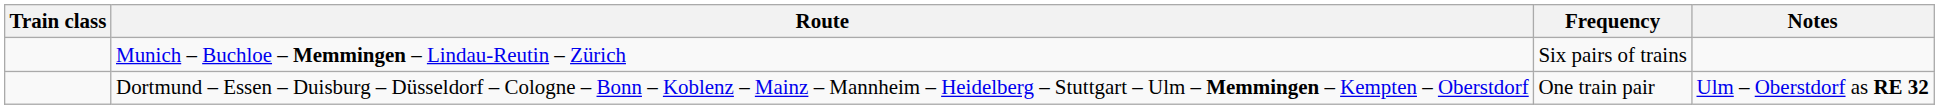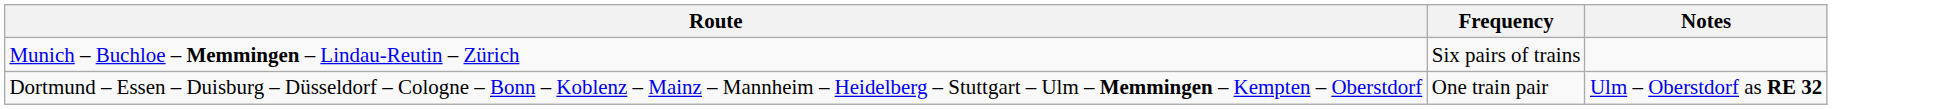- column: (58, 21)
